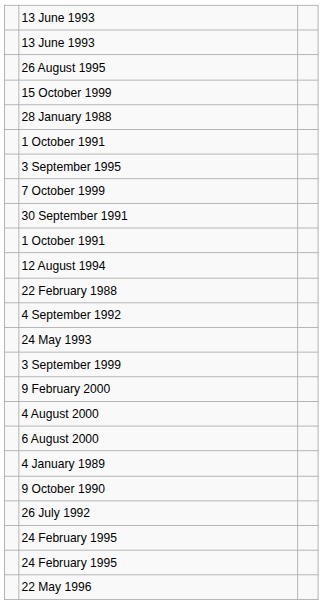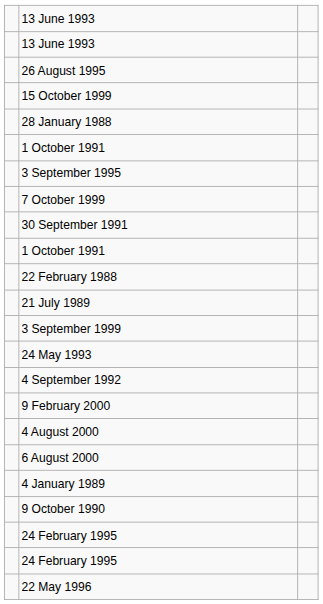- row: (12, 265)
+ row: (12, 303)
rows swapped: (12, 315) <-> (12, 364)
- row: (12, 513)
